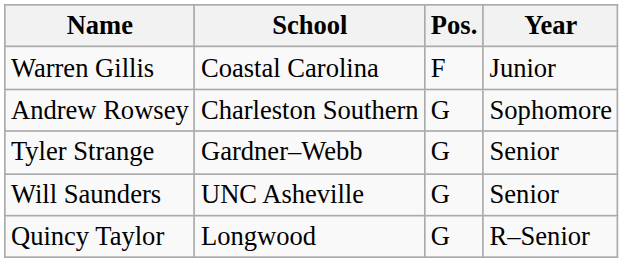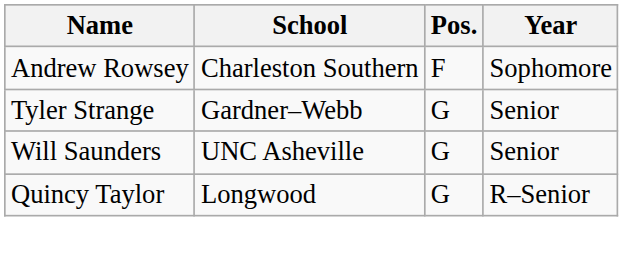- row: (83, 67)
(440, 109) G -> (438, 67) F
